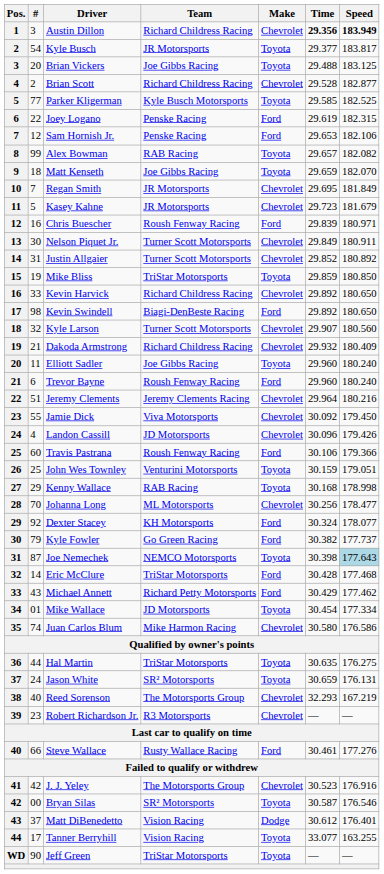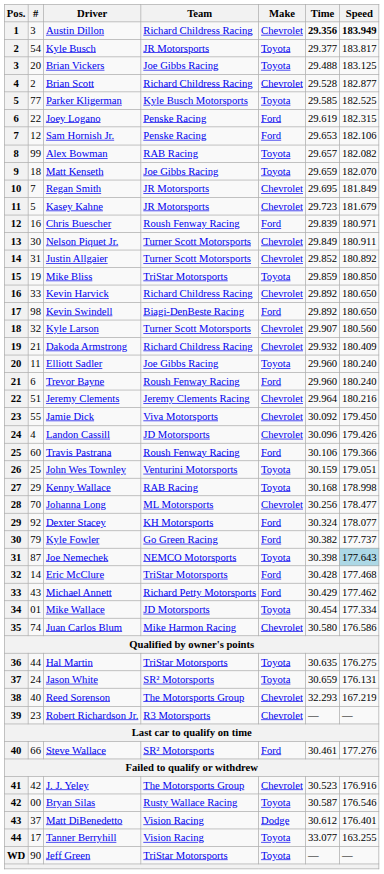(190, 750) Rusty Wallace Racing -> (179, 750) SR² Motorsports
(179, 802) SR² Motorsports -> (190, 802) Rusty Wallace Racing
